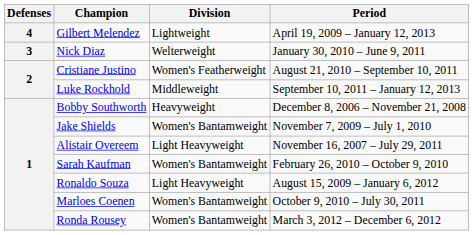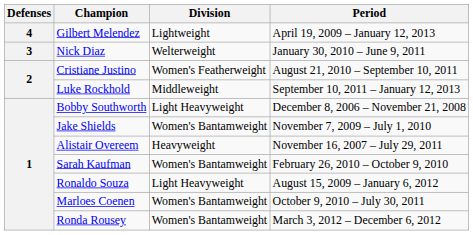(183, 107) Heavyweight -> (198, 107) Light Heavyweight
(198, 145) Light Heavyweight -> (183, 145) Heavyweight
